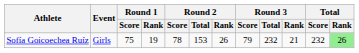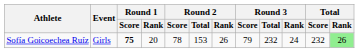(129, 40) normal -> (129, 40) bold
(153, 40) 19 -> (153, 40) 20
(294, 40) 21 -> (294, 40) 24
